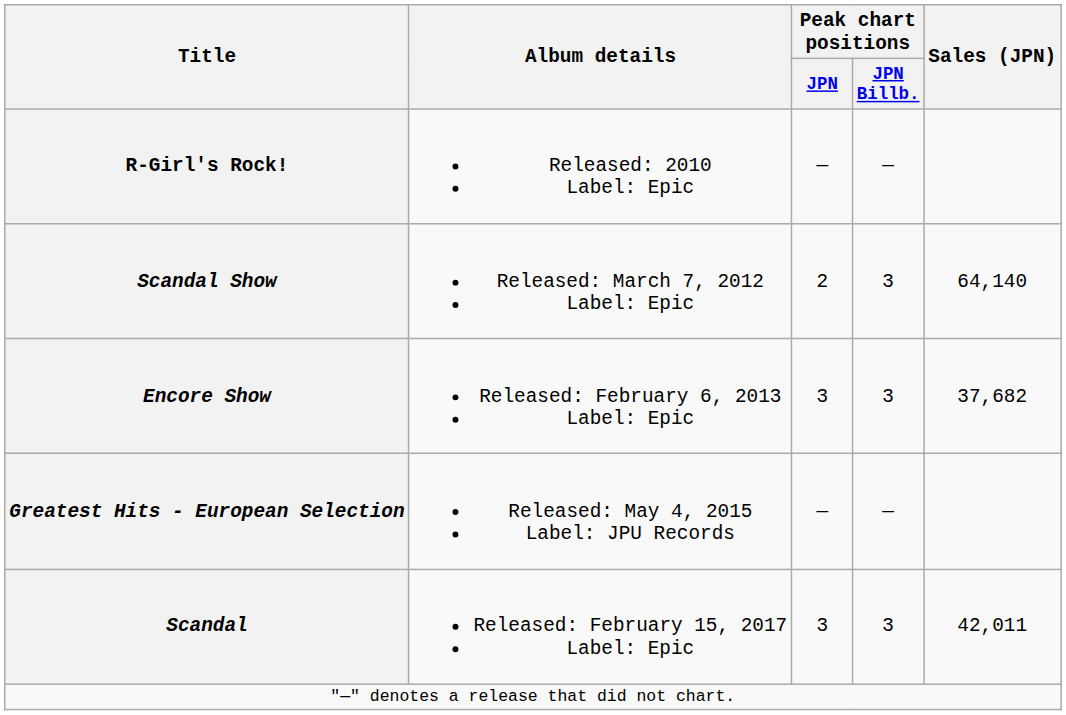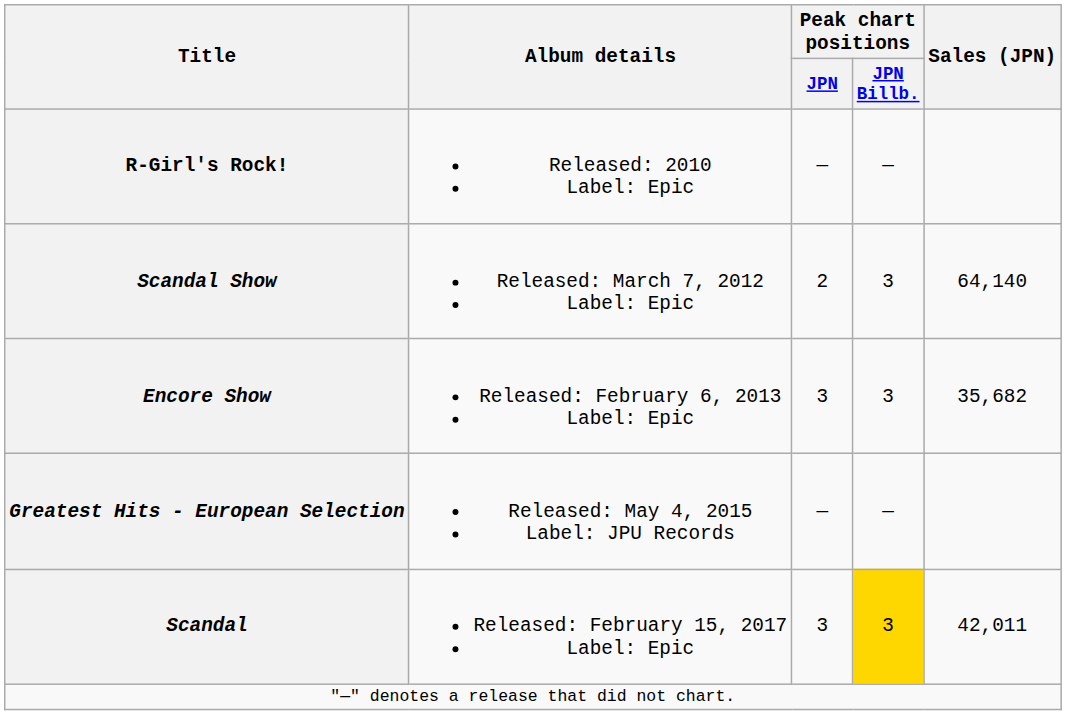(992, 396) 37,682 -> (992, 396) 35,682
(888, 626) no background -> (888, 626) gold background
